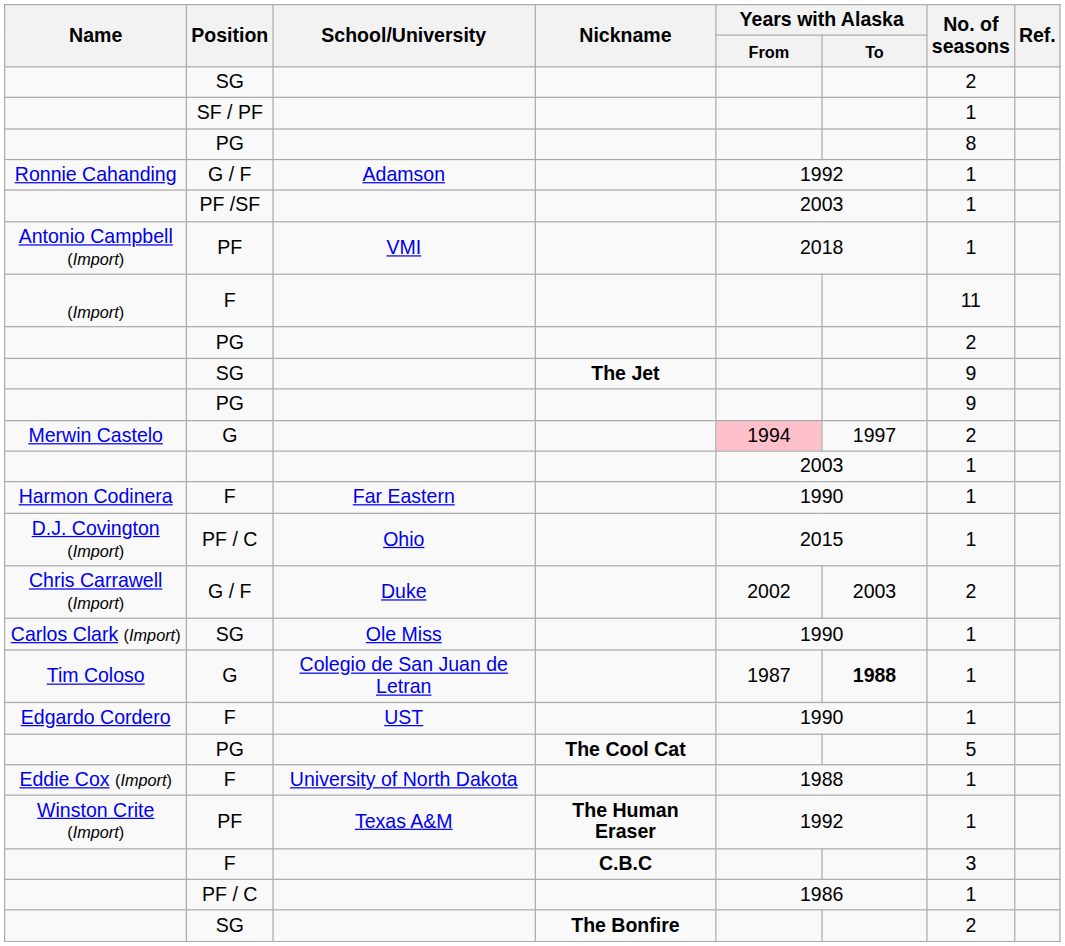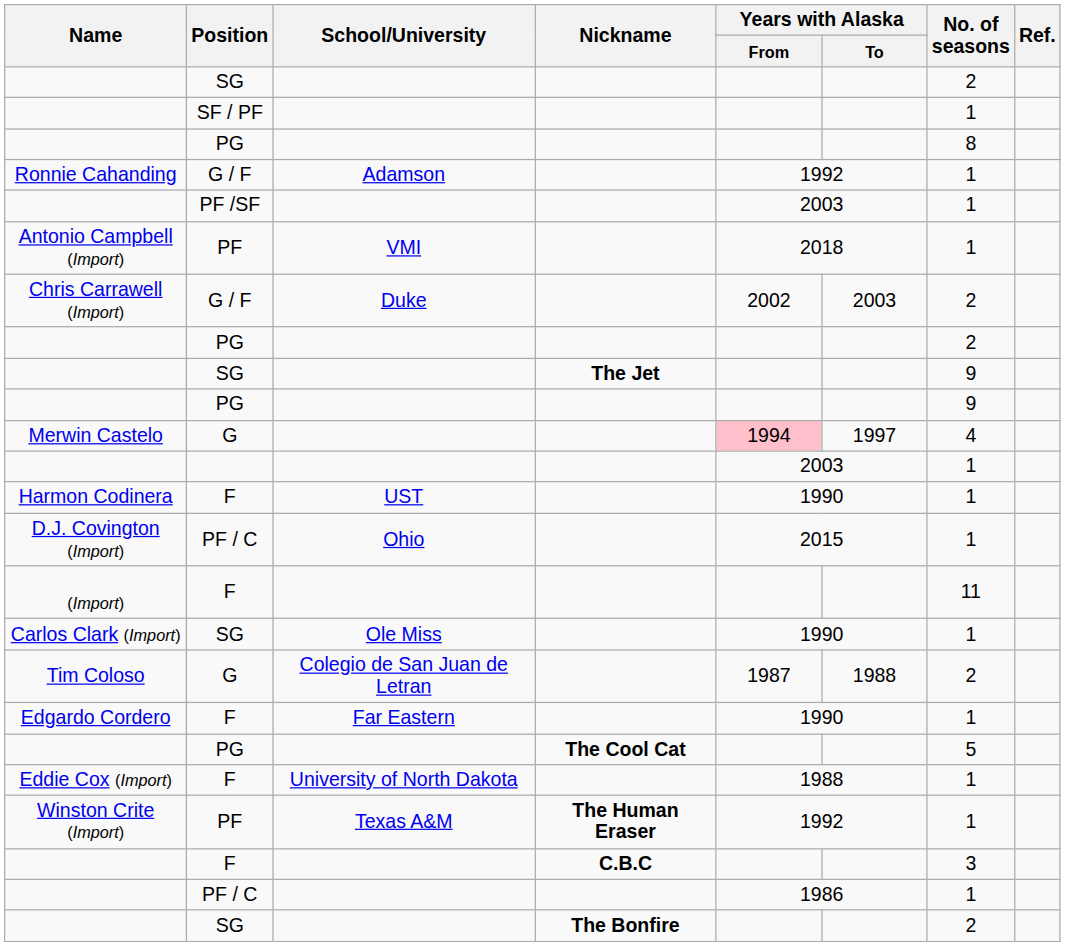rows swapped: (96, 592) <-> (96, 312)
(971, 435) 2 -> (971, 435) 4
(404, 497) Far Eastern -> (404, 497) UST
(874, 676) bold -> (874, 676) normal
(971, 676) 1 -> (971, 676) 2
(404, 717) UST -> (404, 717) Far Eastern
